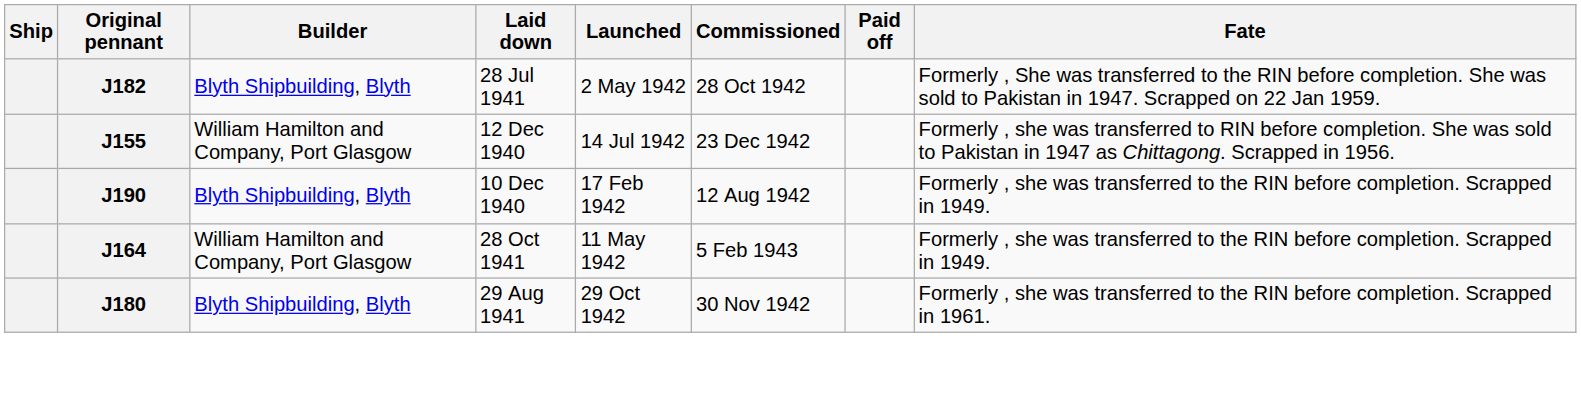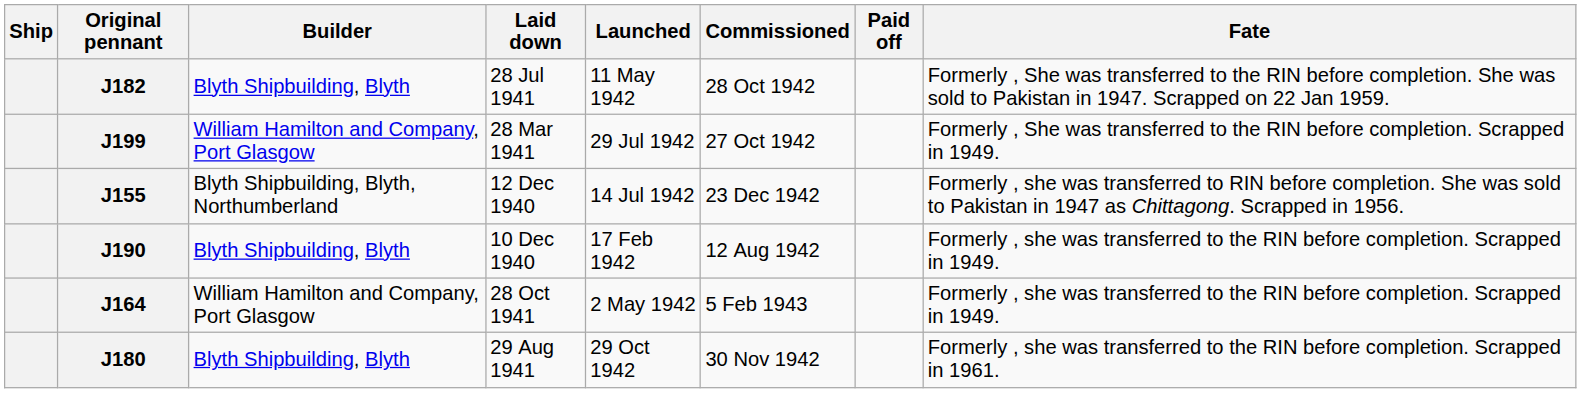(633, 86) 2 May 1942 -> (623, 86) 11 May 1942
+ row: (123, 141)
(303, 141) William Hamilton and Company, Port Glasgow -> (305, 195) Blyth Shipbuilding, Blyth, Northumberland
(613, 250) 11 May 1942 -> (643, 305) 2 May 1942
